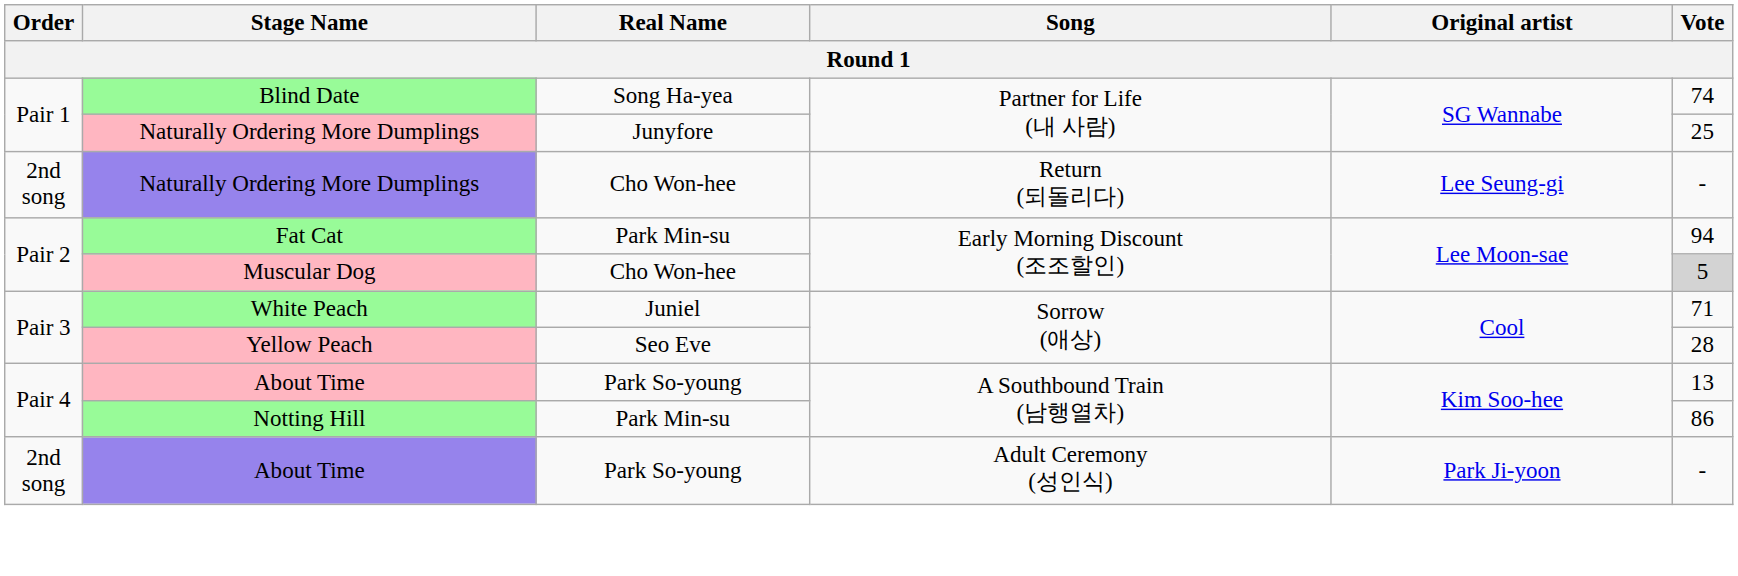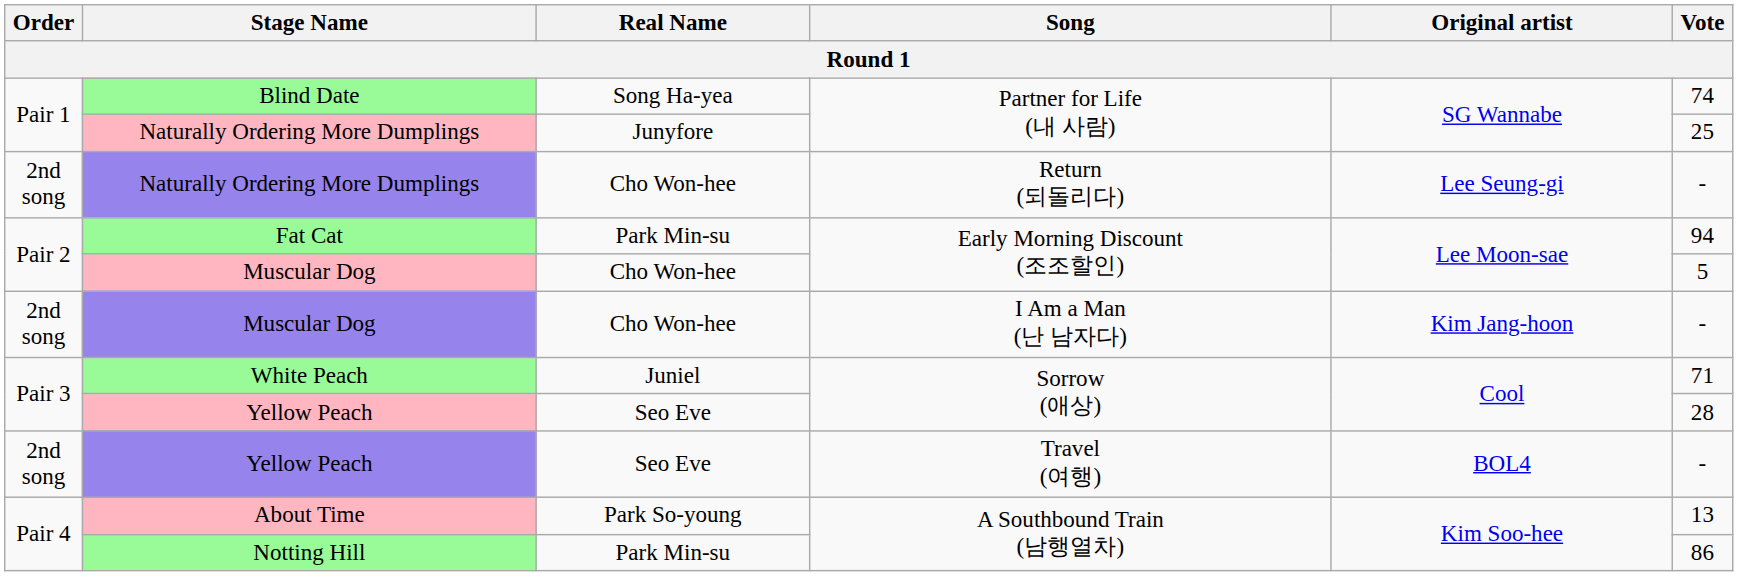(1702, 272) lightgrey background -> (1702, 272) no background
+ row: (309, 323)
+ row: (309, 463)
- row: (309, 470)
